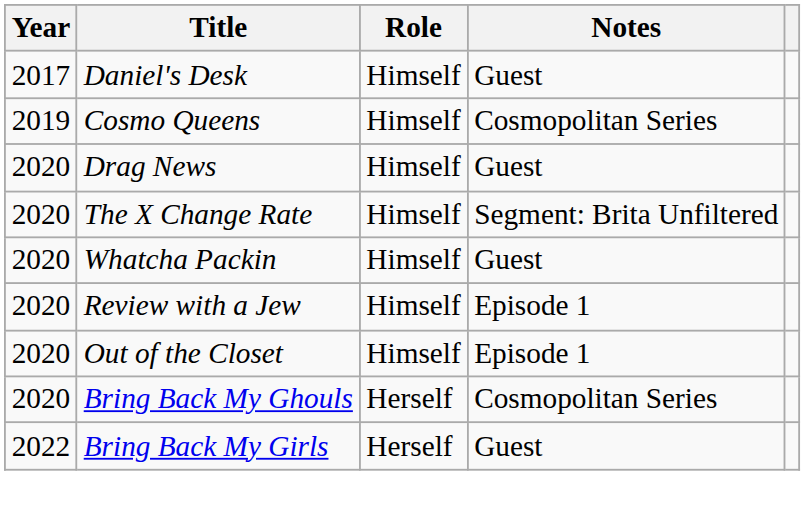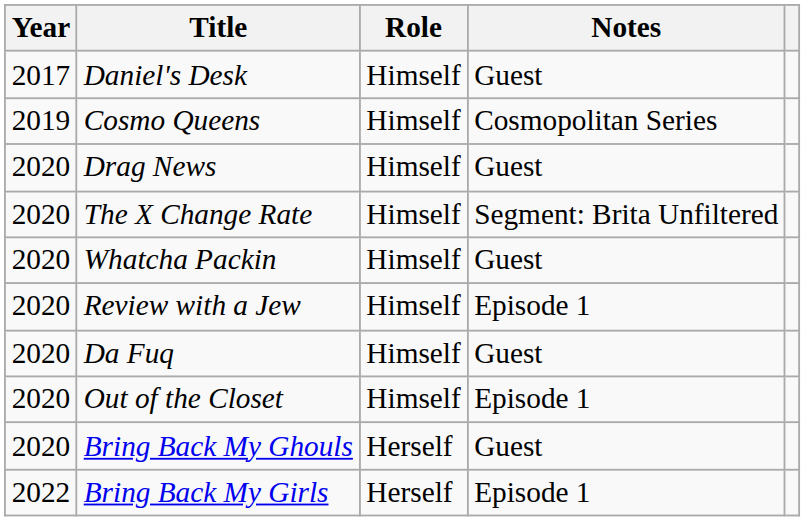+ row: (129, 352)
(596, 399) Cosmopolitan Series -> (508, 445) Guest
(508, 445) Guest -> (532, 492) Episode 1
